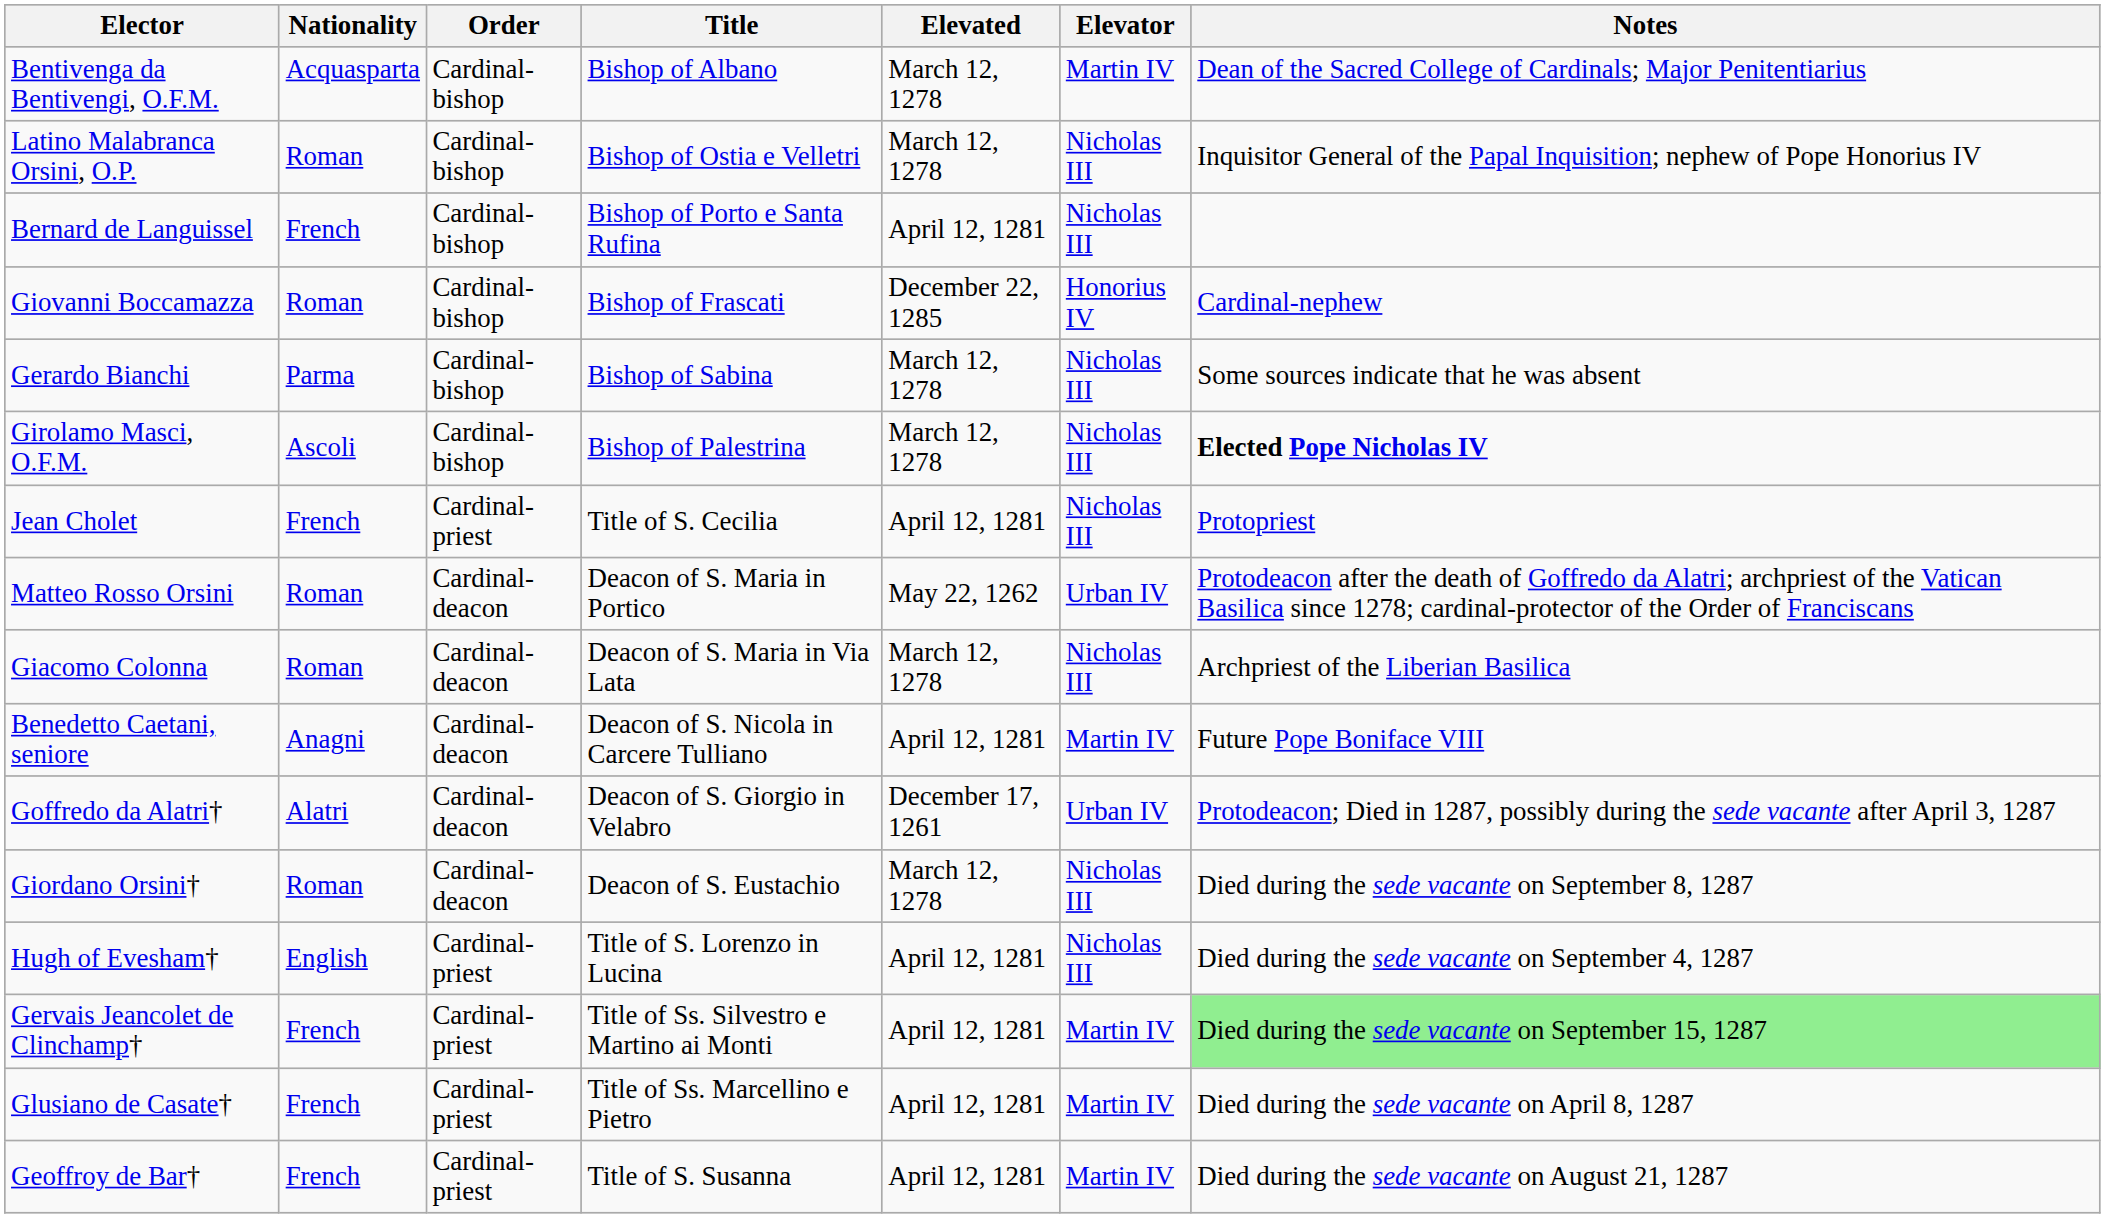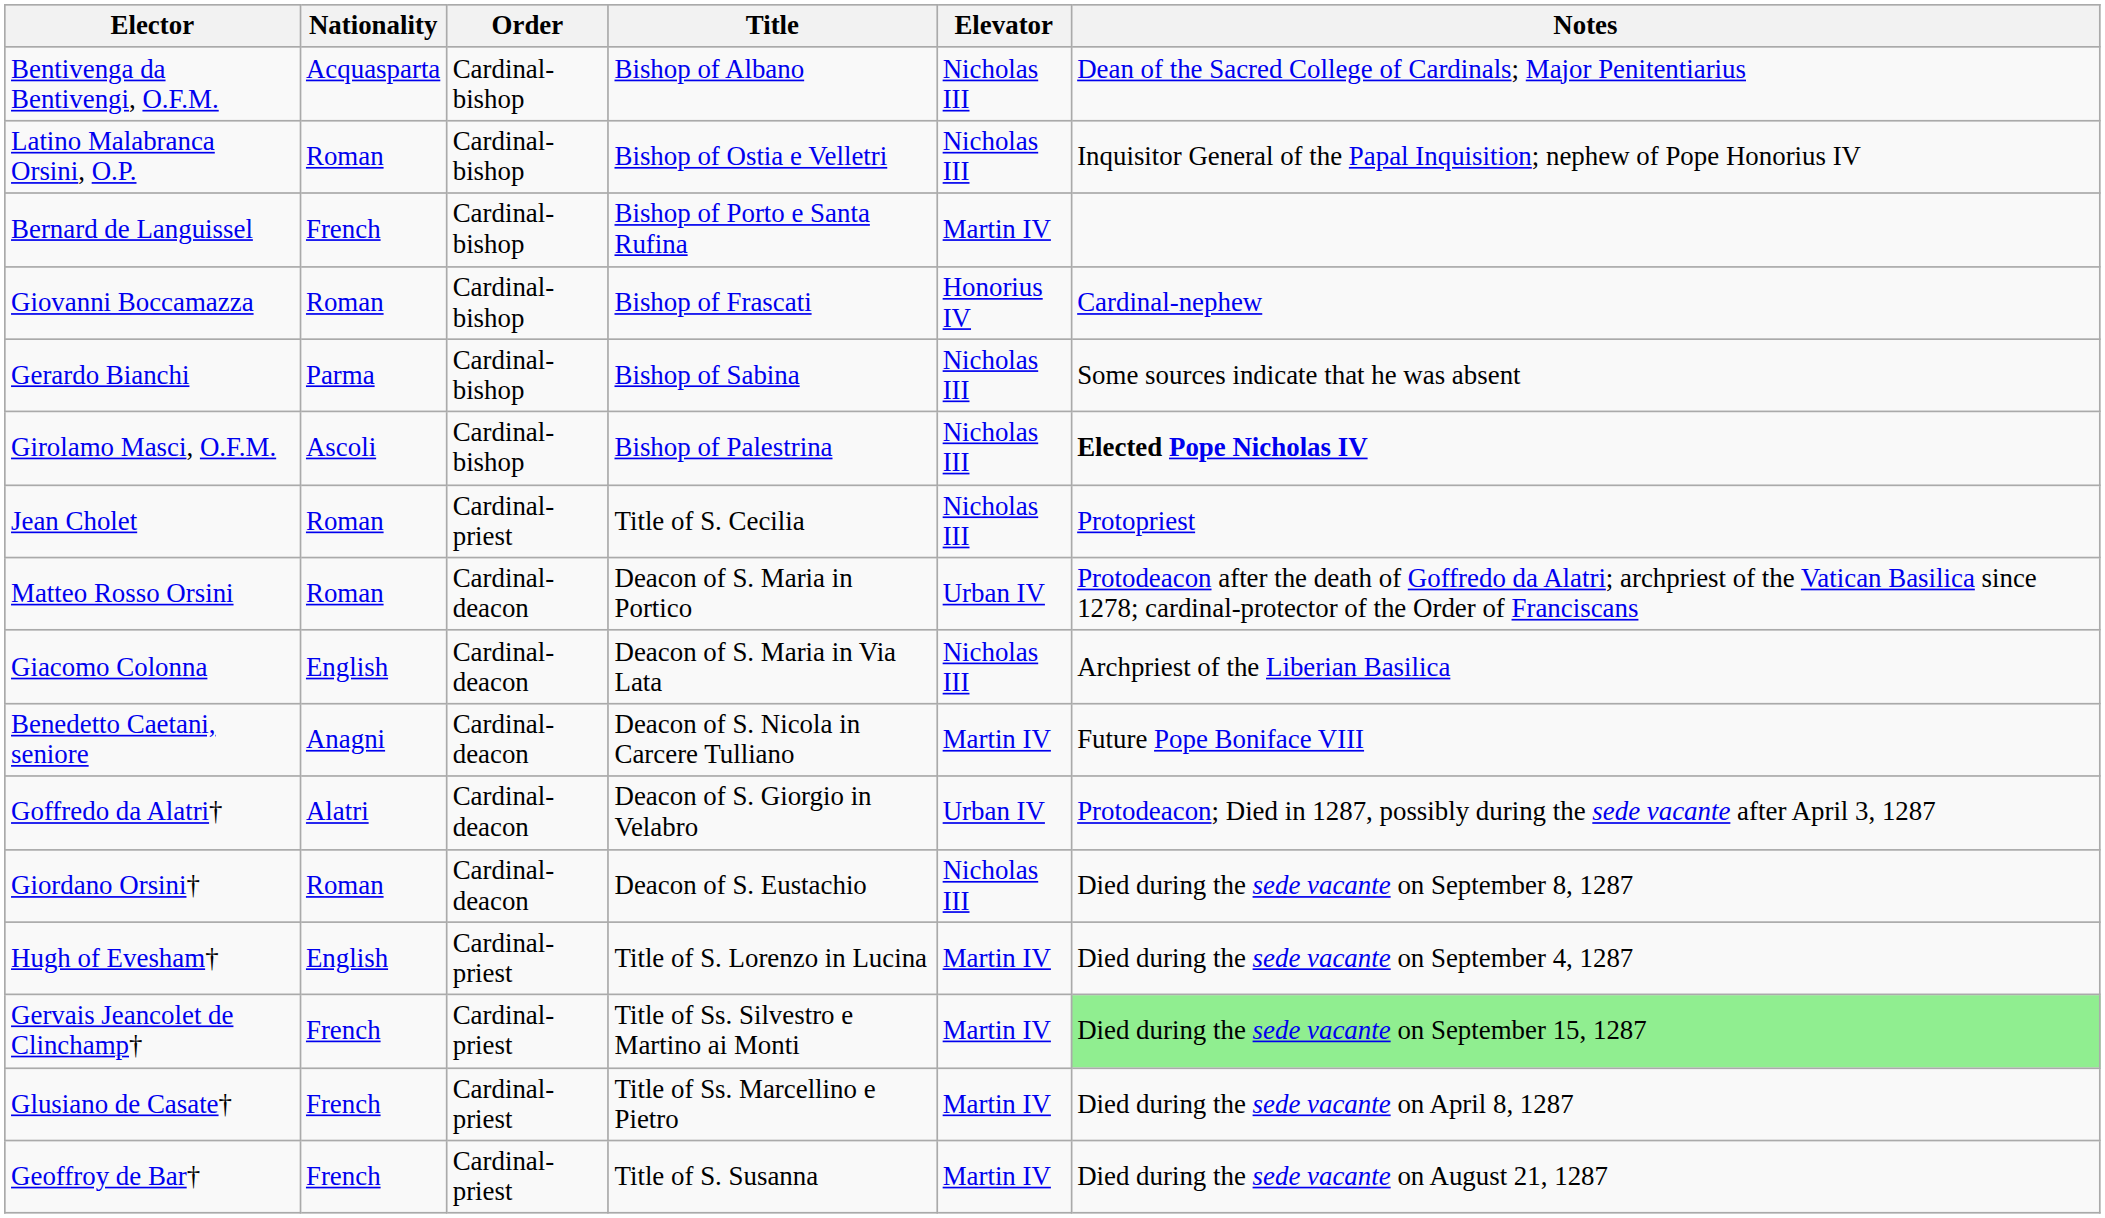- column: (971, 25)
(1120, 68) Martin IV -> (990, 83) Nicholas III
(1114, 229) Nicholas III -> (997, 229) Martin IV
(323, 520) French -> (345, 520) Roman
(324, 666) Roman -> (347, 666) English
(1114, 958) Nicholas III -> (997, 958) Martin IV
